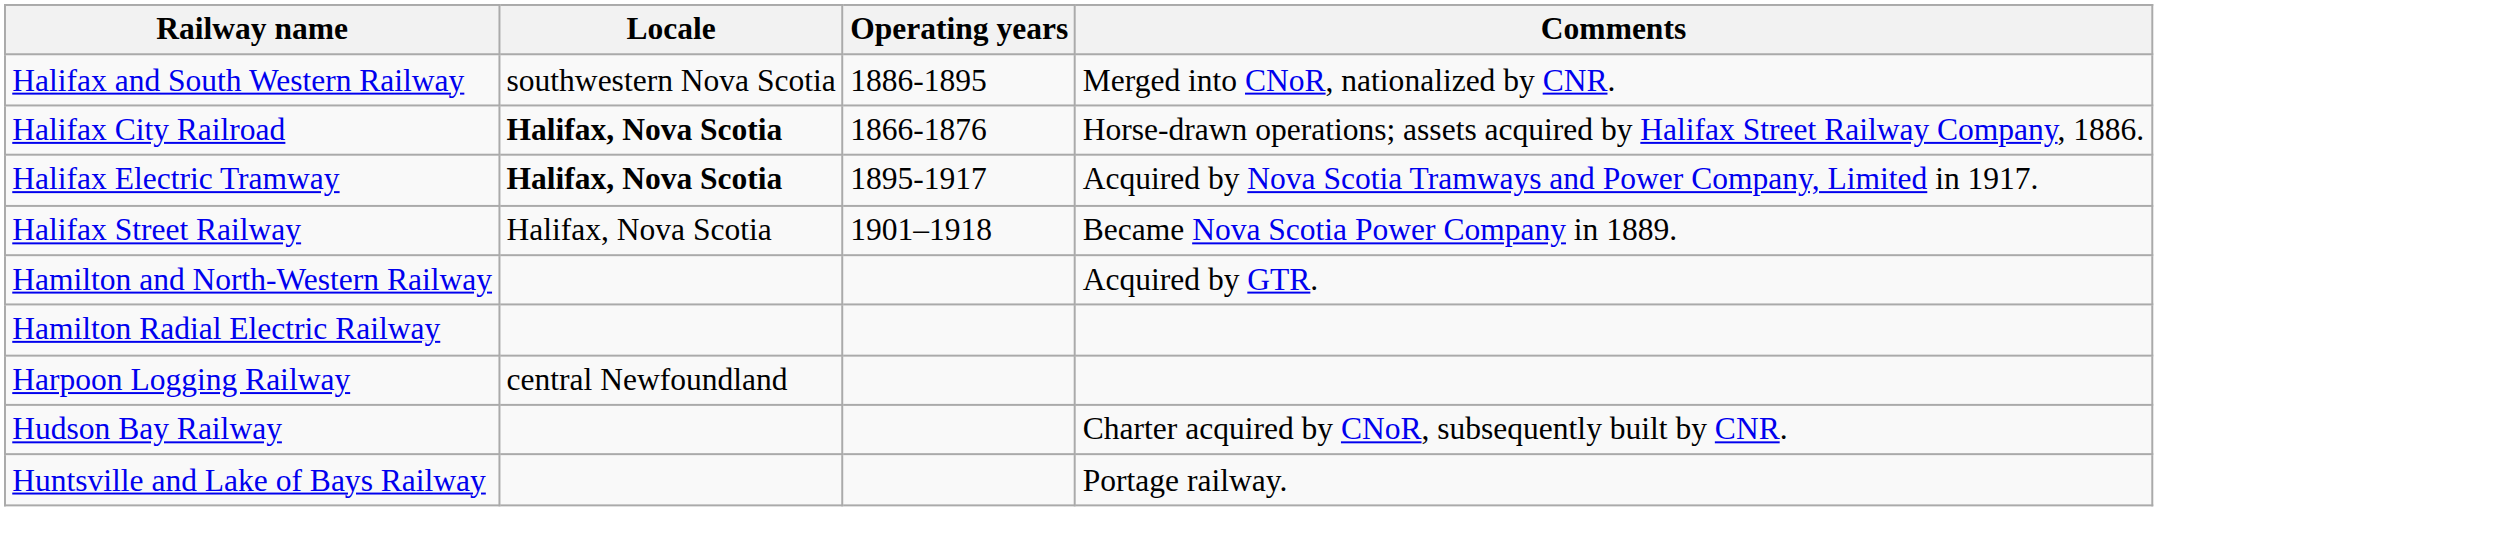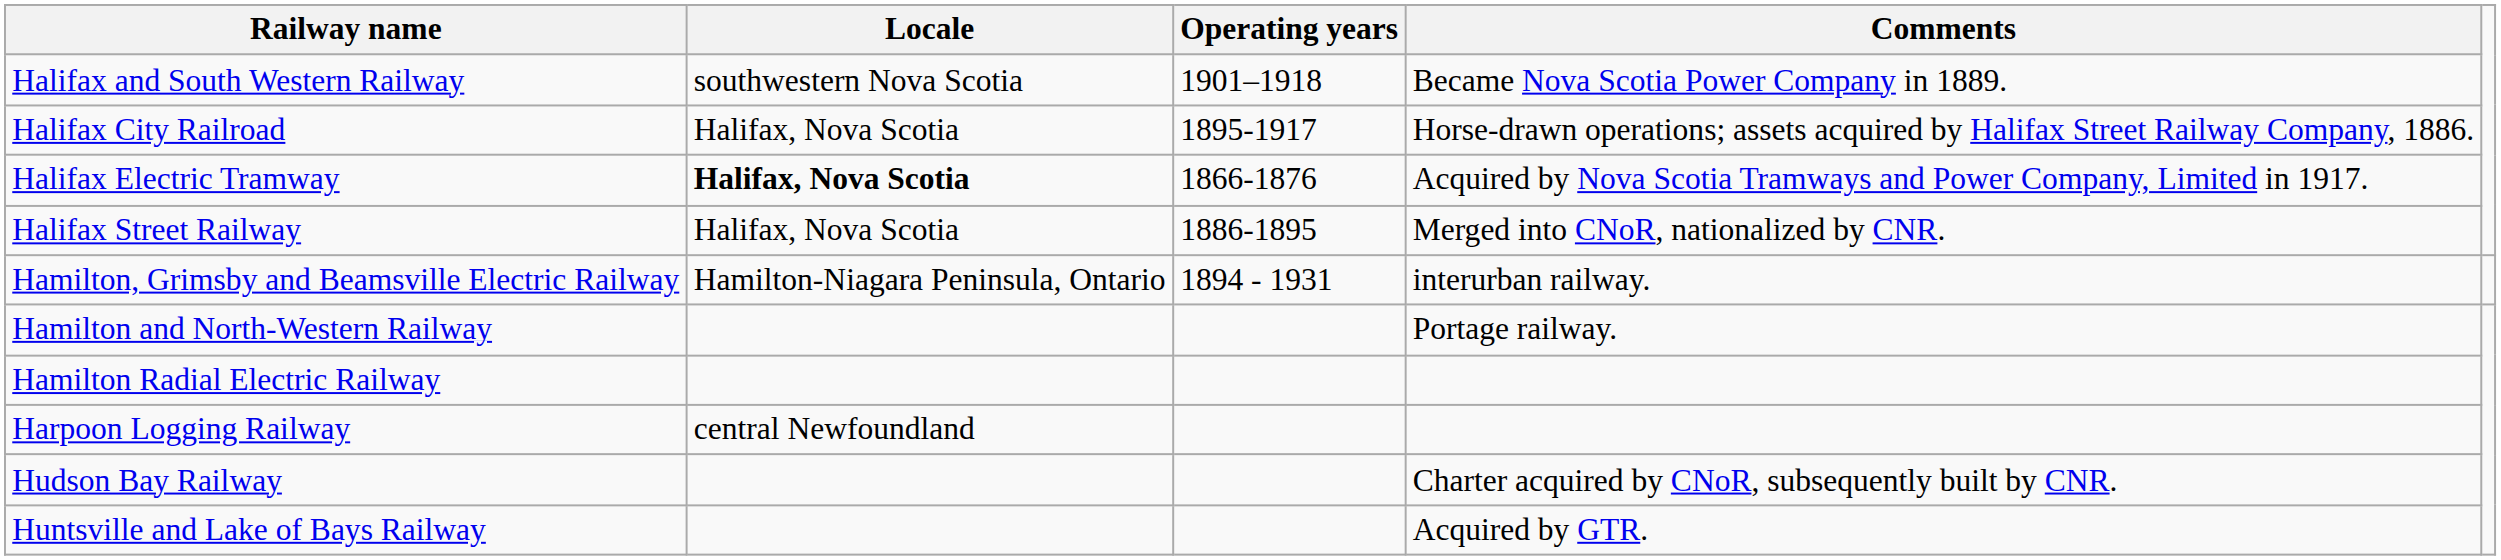(919, 79) 1886-1895 -> (1251, 79) 1901–1918
(1349, 79) Merged into CNoR, nationalized by CNR. -> (1710, 79) Became Nova Scotia Power Company in 1889.
(644, 129) bold -> (826, 129) normal
(919, 129) 1866-1876 -> (1248, 129) 1895-1917
(919, 179) 1895-1917 -> (1248, 179) 1866-1876
(921, 229) 1901–1918 -> (1248, 229) 1886-1895
(1380, 229) Became Nova Scotia Power Company in 1889. -> (1679, 229) Merged into CNoR, nationalized by CNR.
+ row: (346, 279)
(1200, 279) Acquired by GTR. -> (1515, 329) Portage railway.
(1185, 479) Portage railway. -> (1530, 529) Acquired by GTR.
